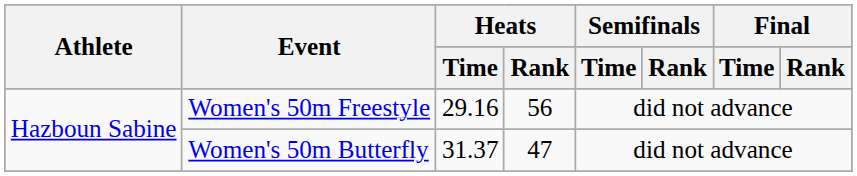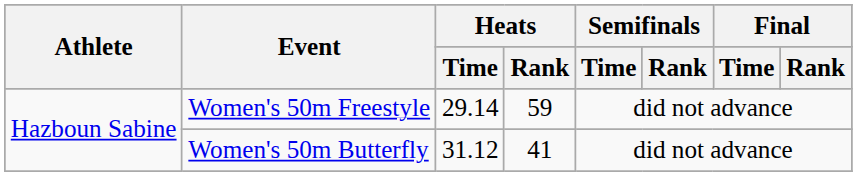(470, 108) 29.16 -> (470, 108) 29.14
(540, 108) 56 -> (540, 108) 59
(470, 150) 31.37 -> (470, 150) 31.12
(540, 150) 47 -> (540, 150) 41
